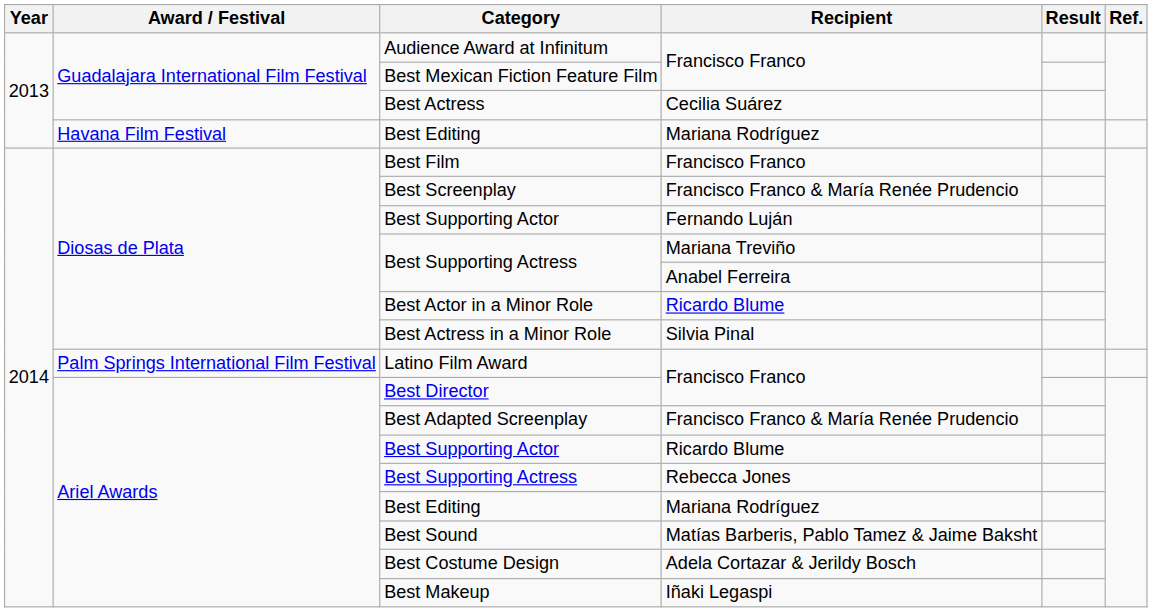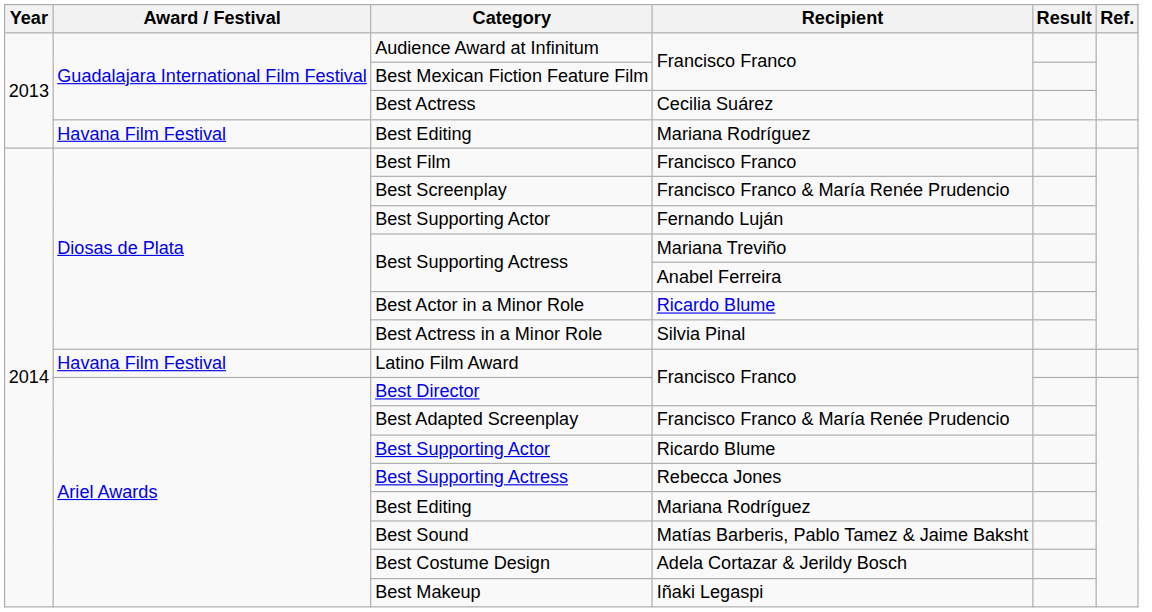(217, 362) Palm Springs International Film Festival -> (142, 362) Havana Film Festival
